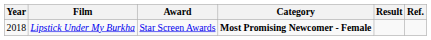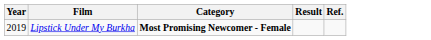- column: (177, 12)
(16, 27) 2018 -> (16, 27) 2019
